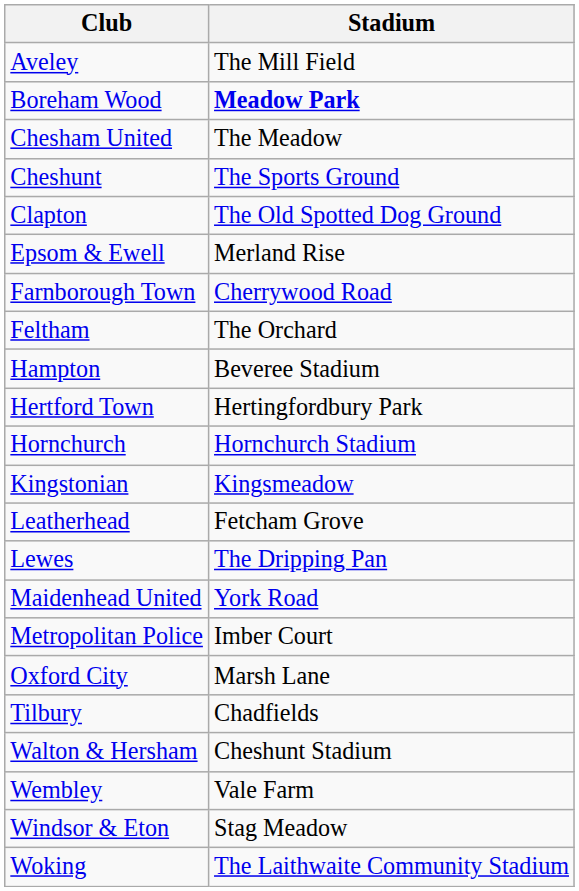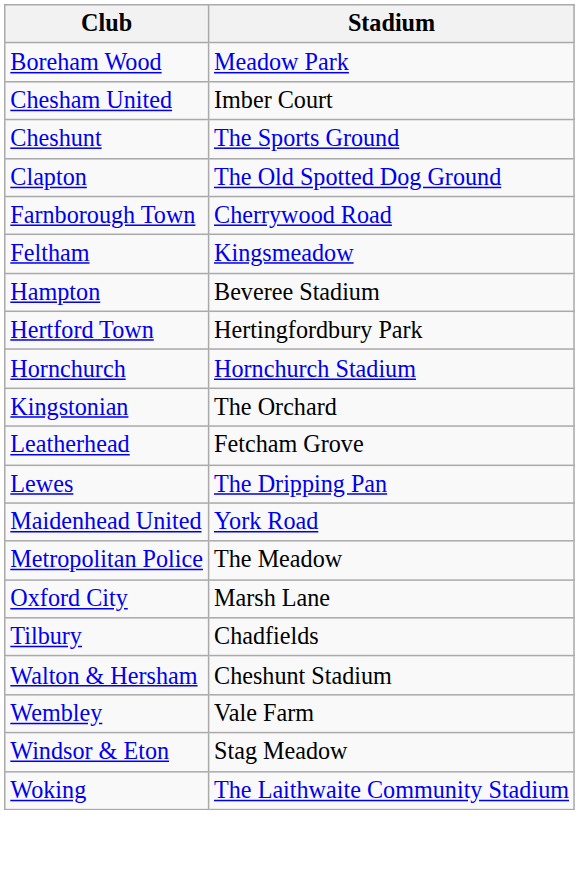- row: (44, 61)
(287, 100) bold -> (281, 61) normal
(278, 138) The Meadow -> (273, 100) Imber Court
- row: (87, 253)
(275, 330) The Orchard -> (284, 253) Kingsmeadow
(284, 483) Kingsmeadow -> (275, 406) The Orchard
(273, 636) Imber Court -> (278, 560) The Meadow
